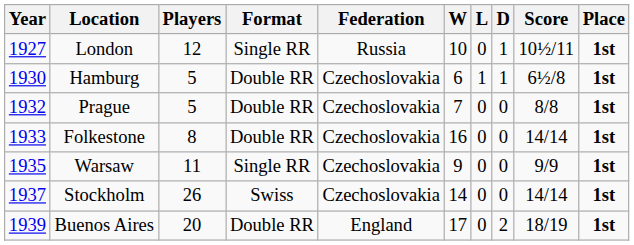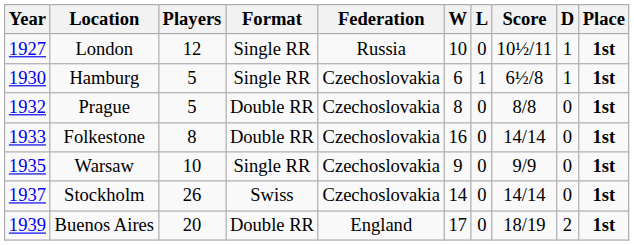columns swapped: (503, 19) <-> (546, 19)
(272, 78) Double RR -> (272, 78) Single RR
(458, 107) 7 -> (458, 107) 8
(192, 166) 11 -> (192, 166) 10
